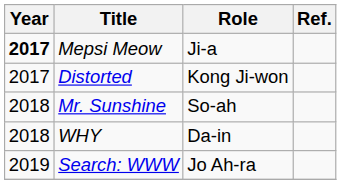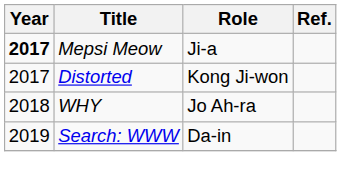- row: (112, 106)
(209, 135) Da-in -> (222, 106) Jo Ah-ra
(222, 164) Jo Ah-ra -> (209, 135) Da-in
